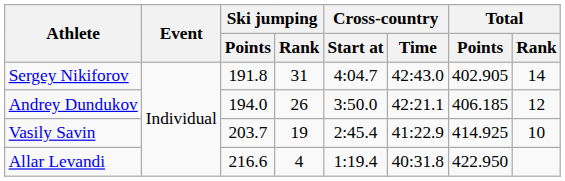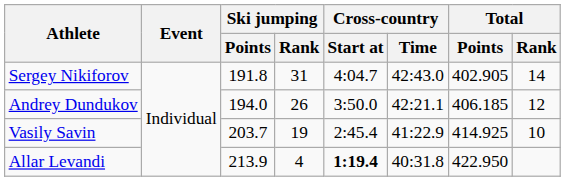(248, 161) 216.6 -> (248, 161) 213.9
(356, 161) normal -> (356, 161) bold
